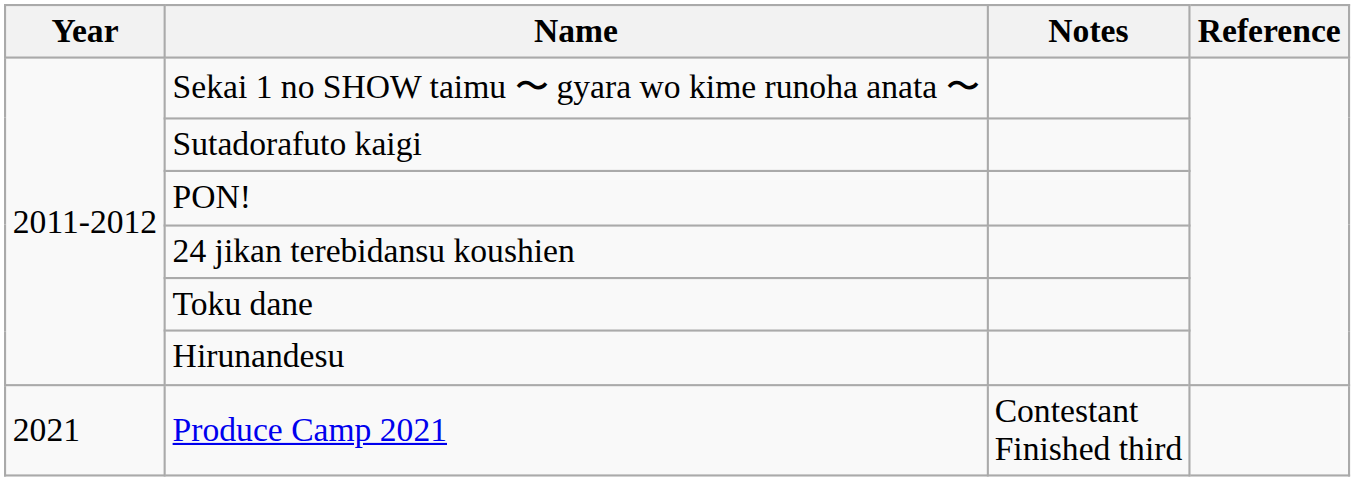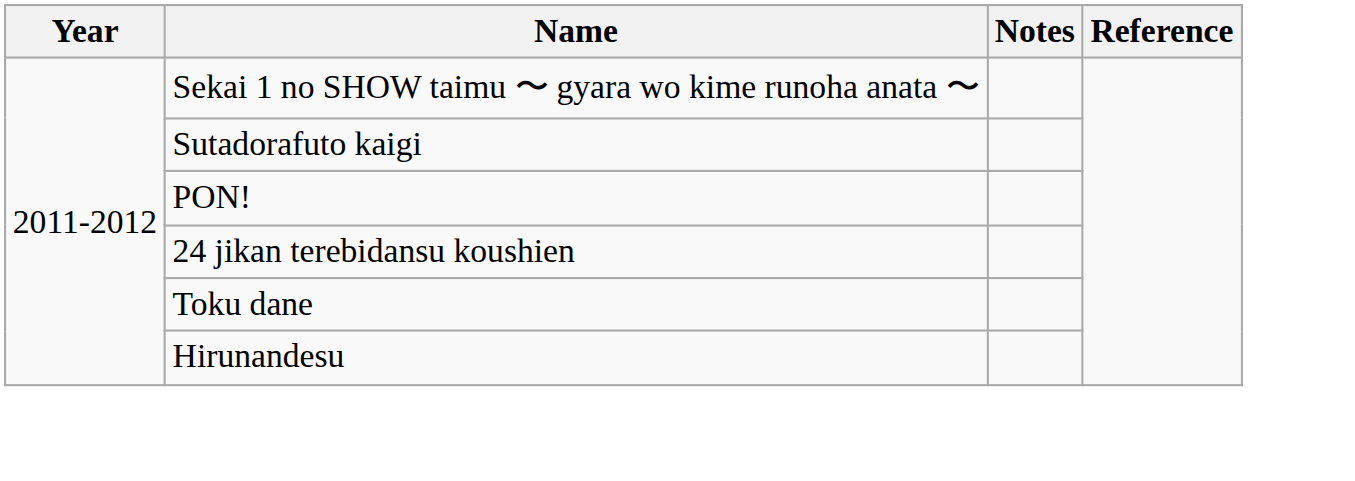- row: (310, 429)
